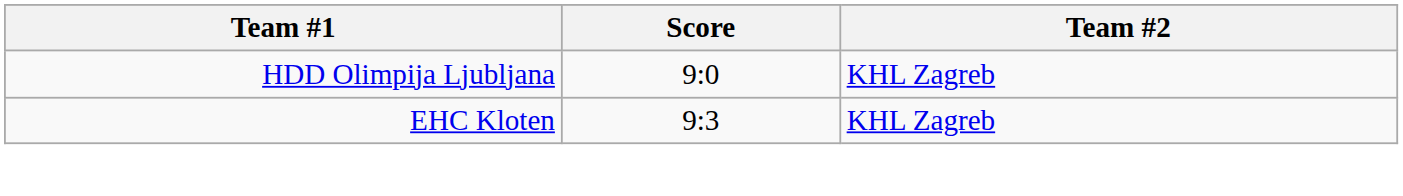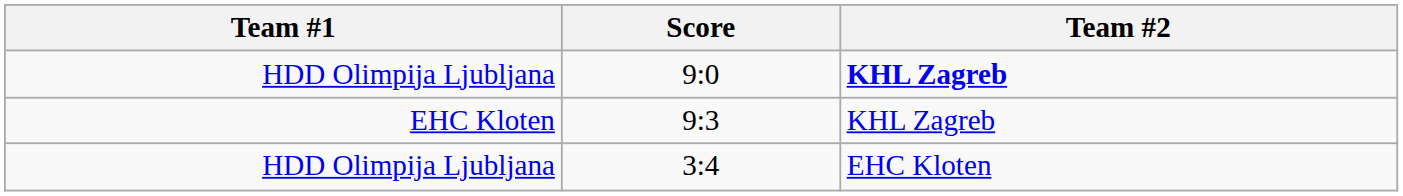(921, 73) normal -> (927, 73) bold
+ row: (701, 166)
